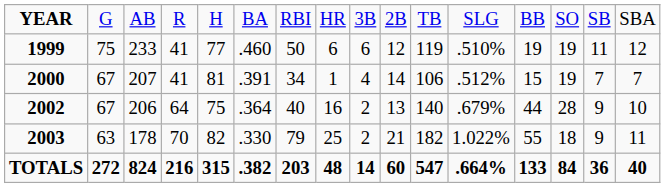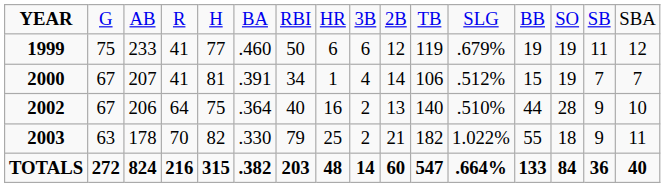(481, 49) .510% -> (481, 49) .679%
(481, 108) .679% -> (481, 108) .510%
